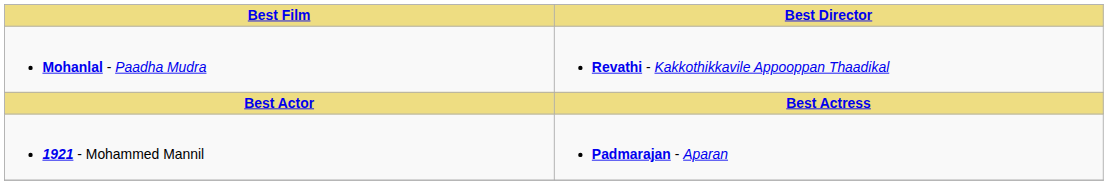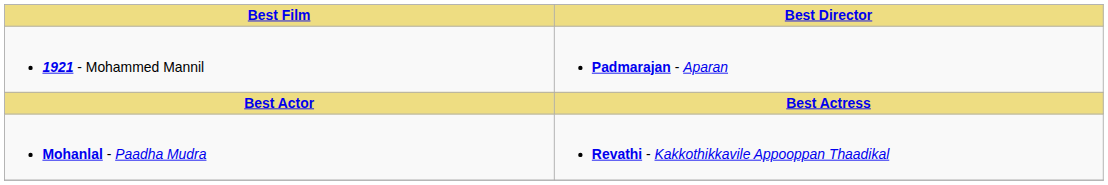rows swapped: (279, 155) <-> (279, 67)
